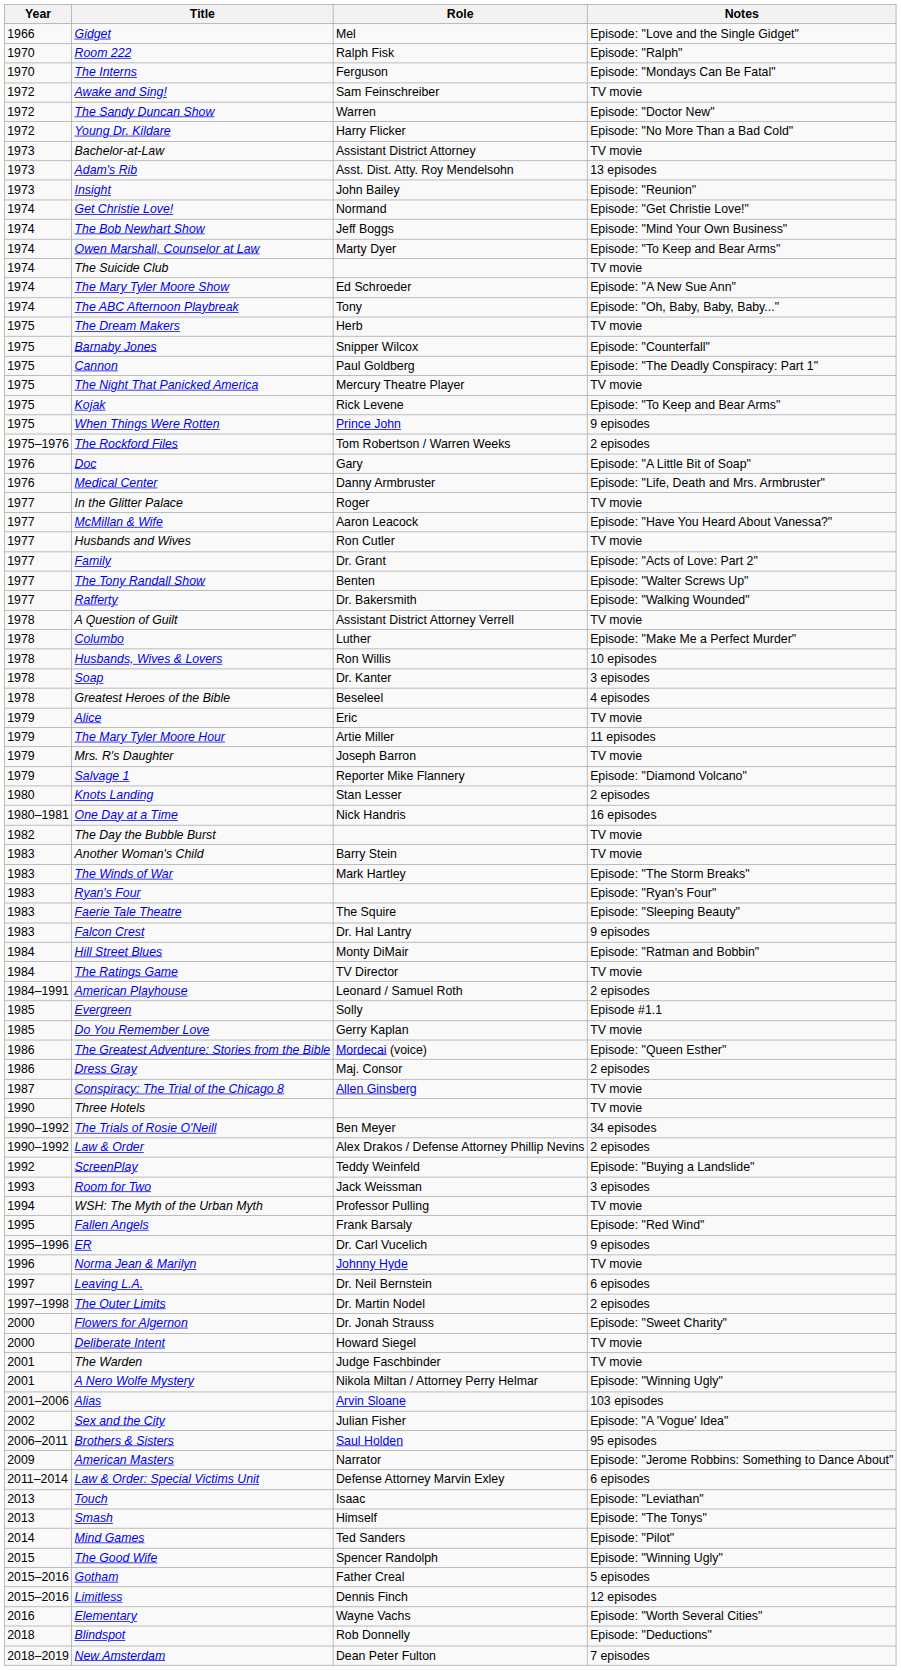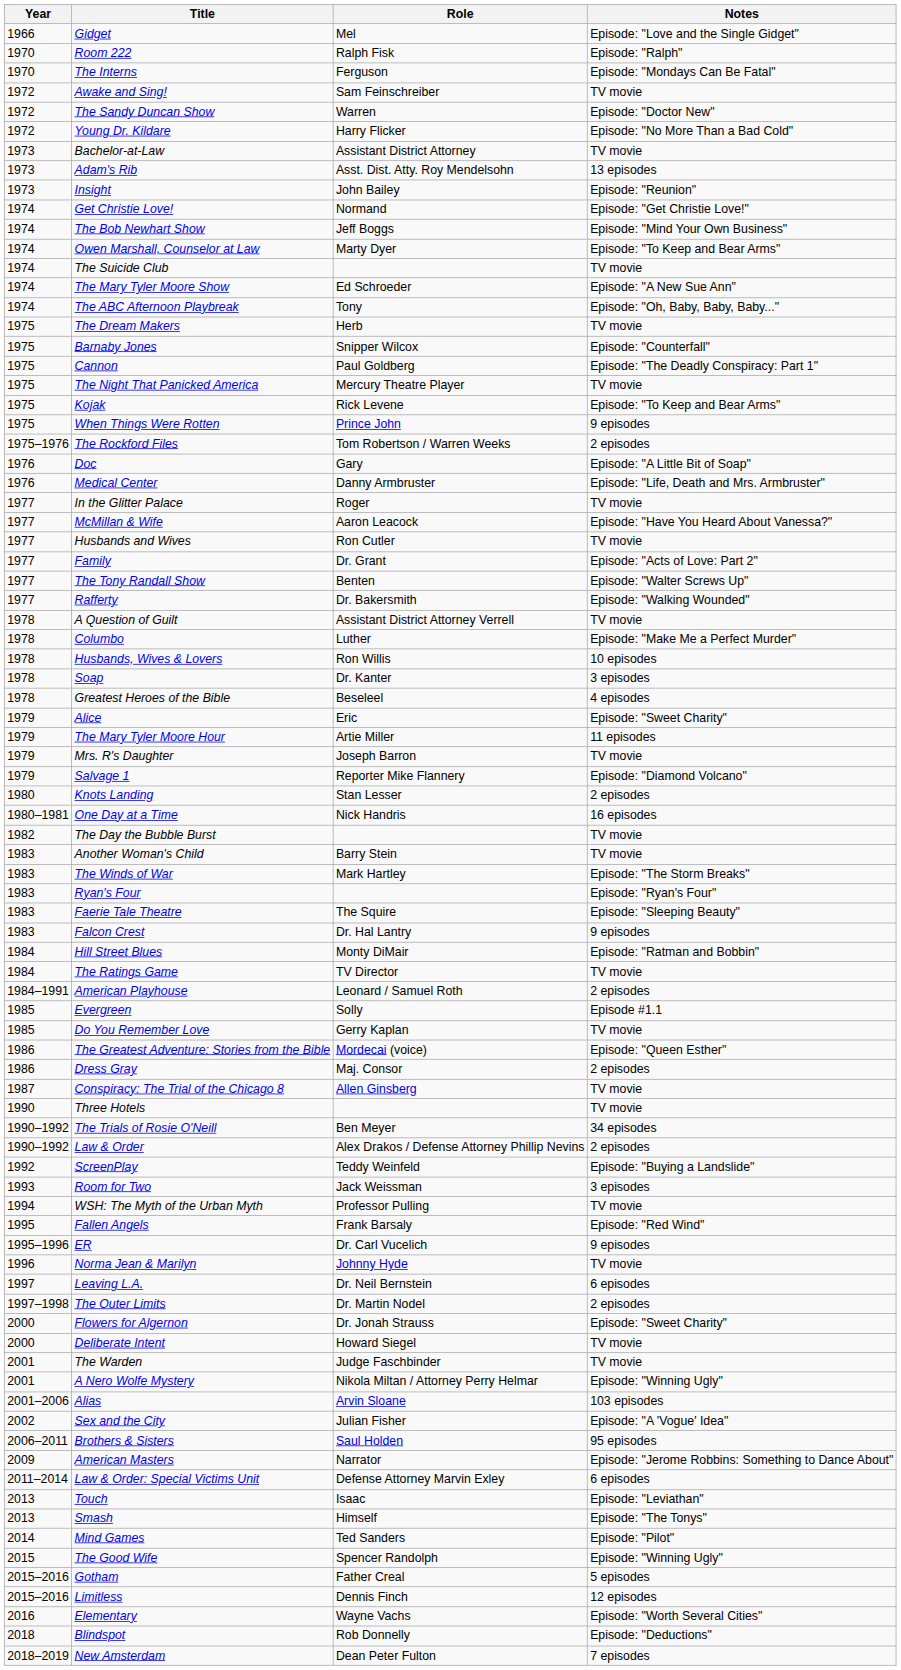(616, 717) TV movie -> (659, 717) Episode: "Sweet Charity"
